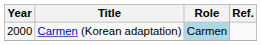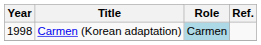(20, 31) 2000 -> (20, 31) 1998
